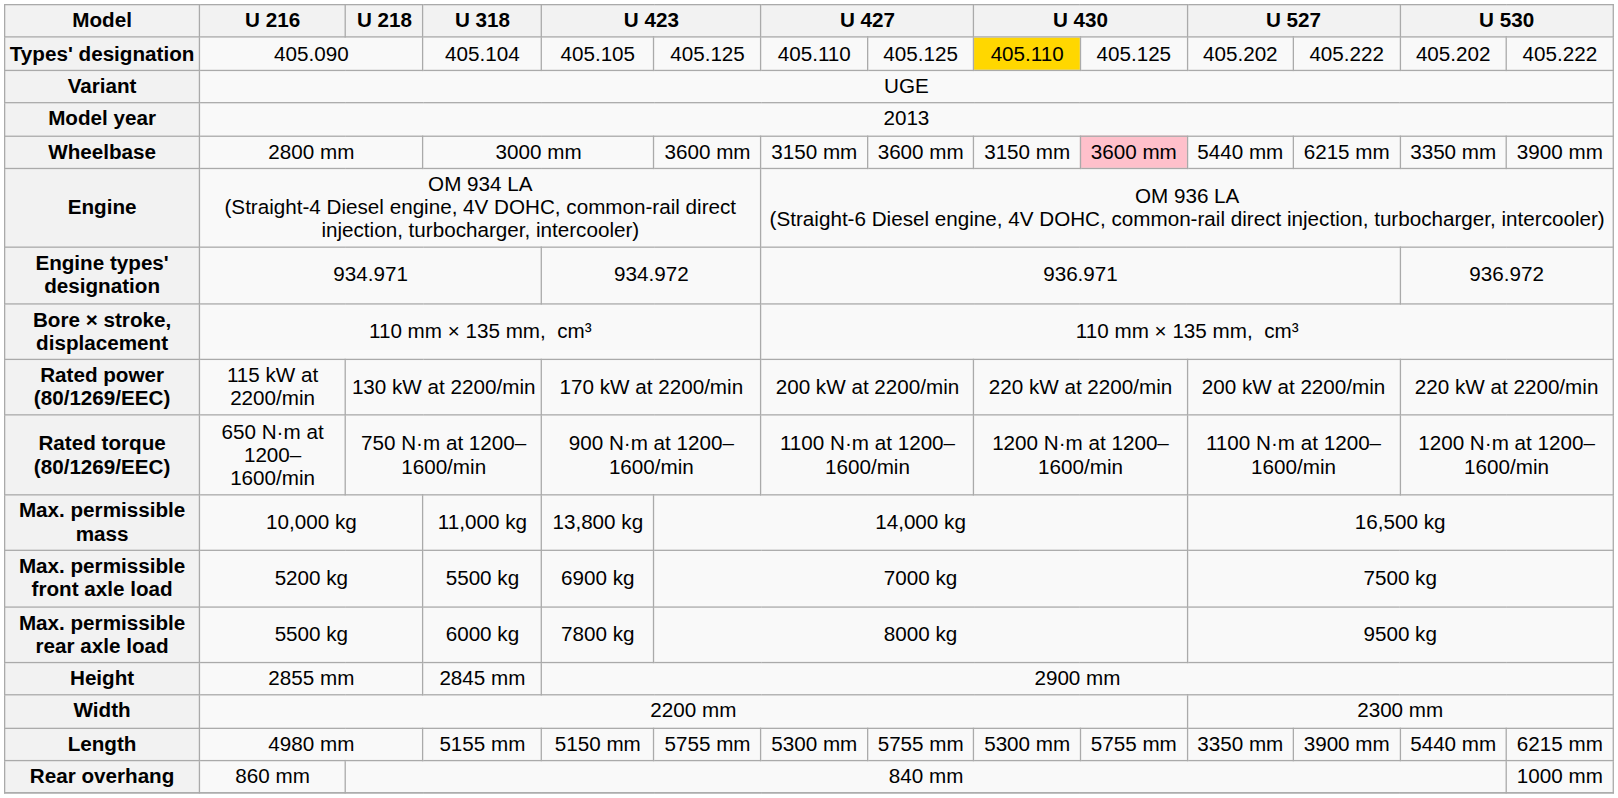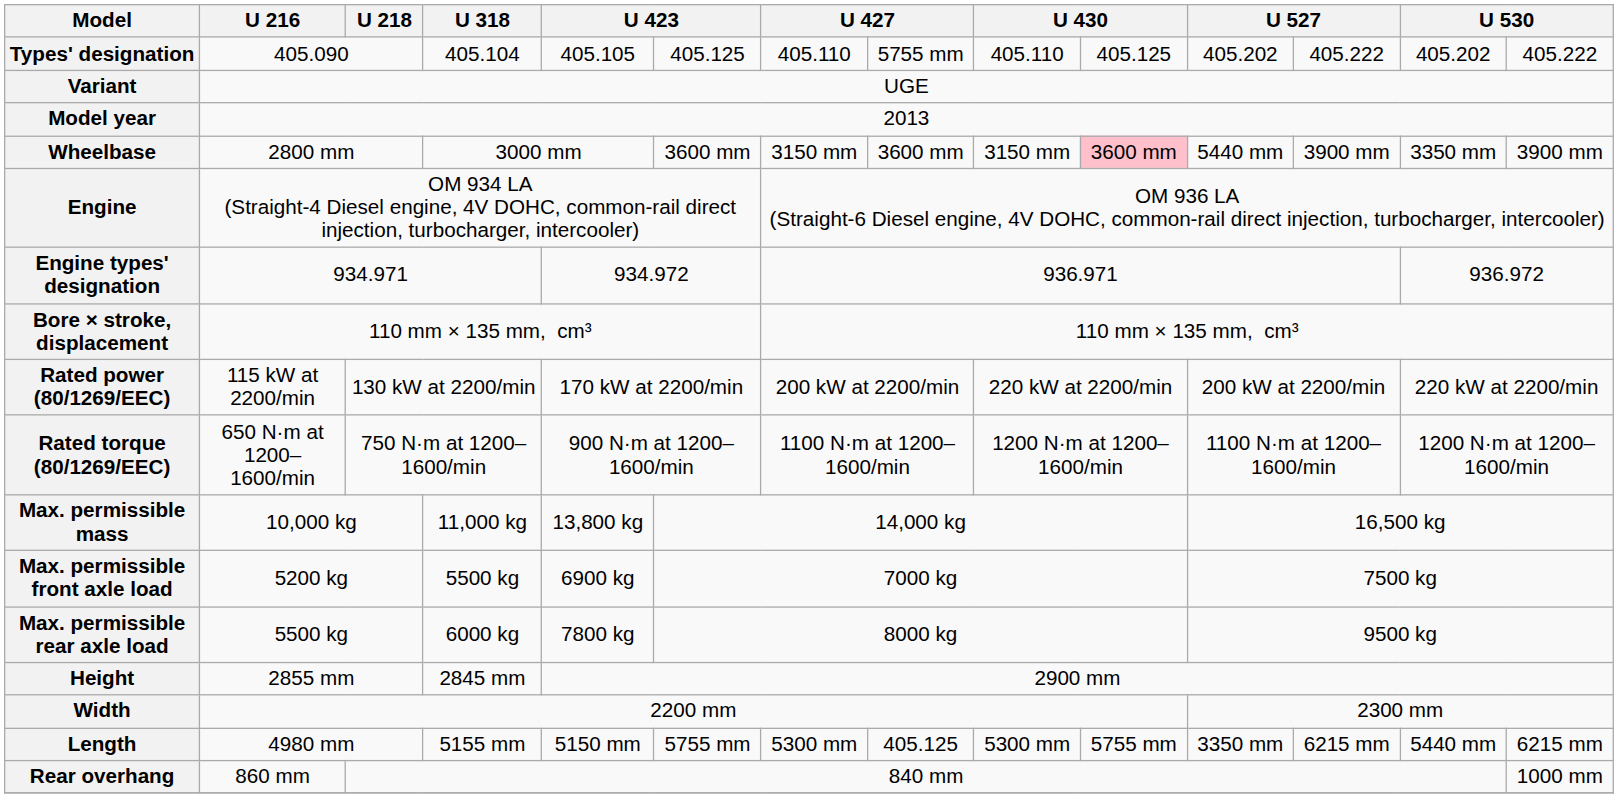(921, 53) 405.125 -> (921, 53) 5755 mm
(1027, 53) gold background -> (1027, 53) no background
(1347, 151) 6215 mm -> (1347, 151) 3900 mm
(921, 744) 5755 mm -> (921, 744) 405.125
(1347, 744) 3900 mm -> (1347, 744) 6215 mm
